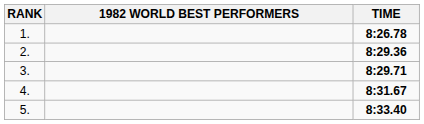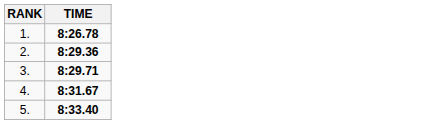- column: (199, 14)
